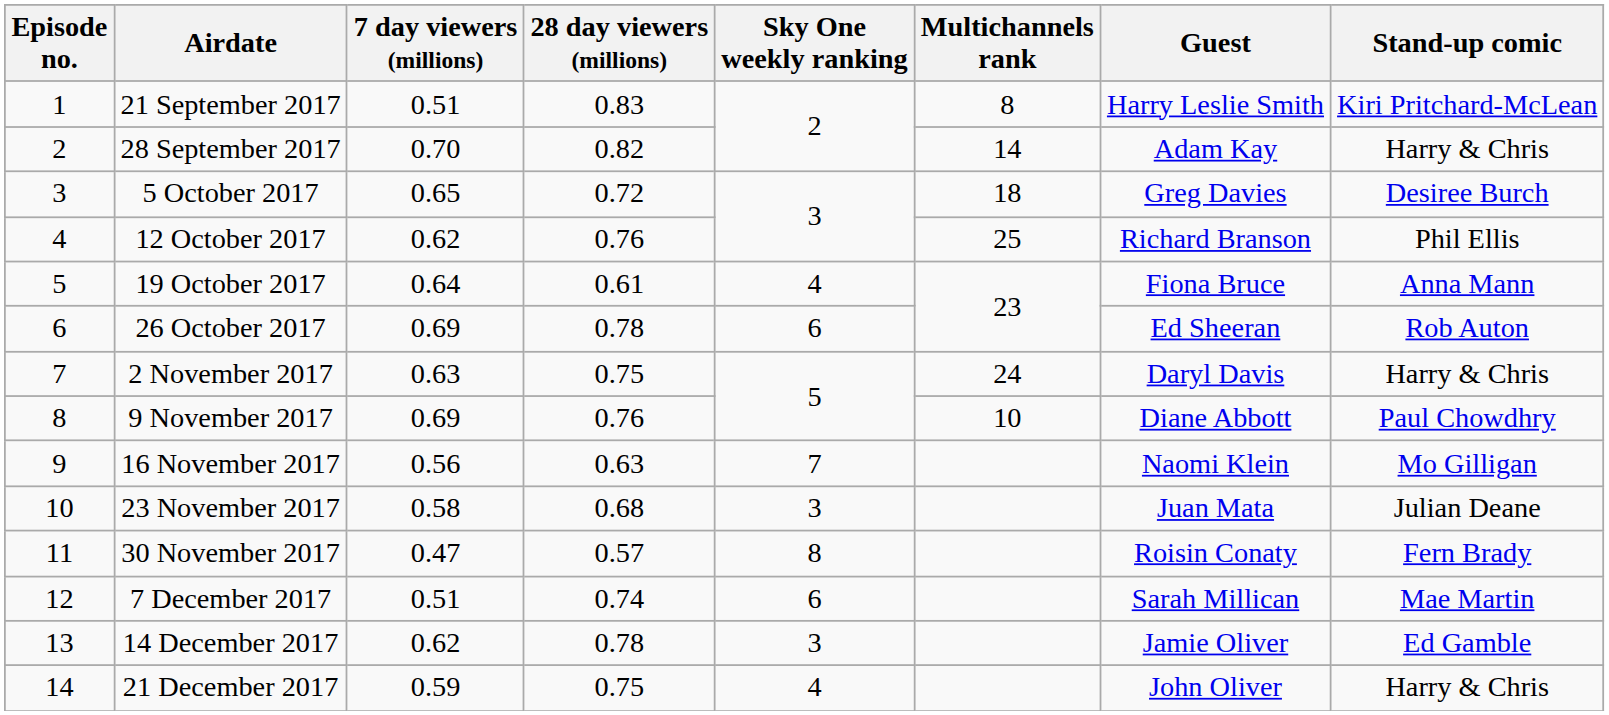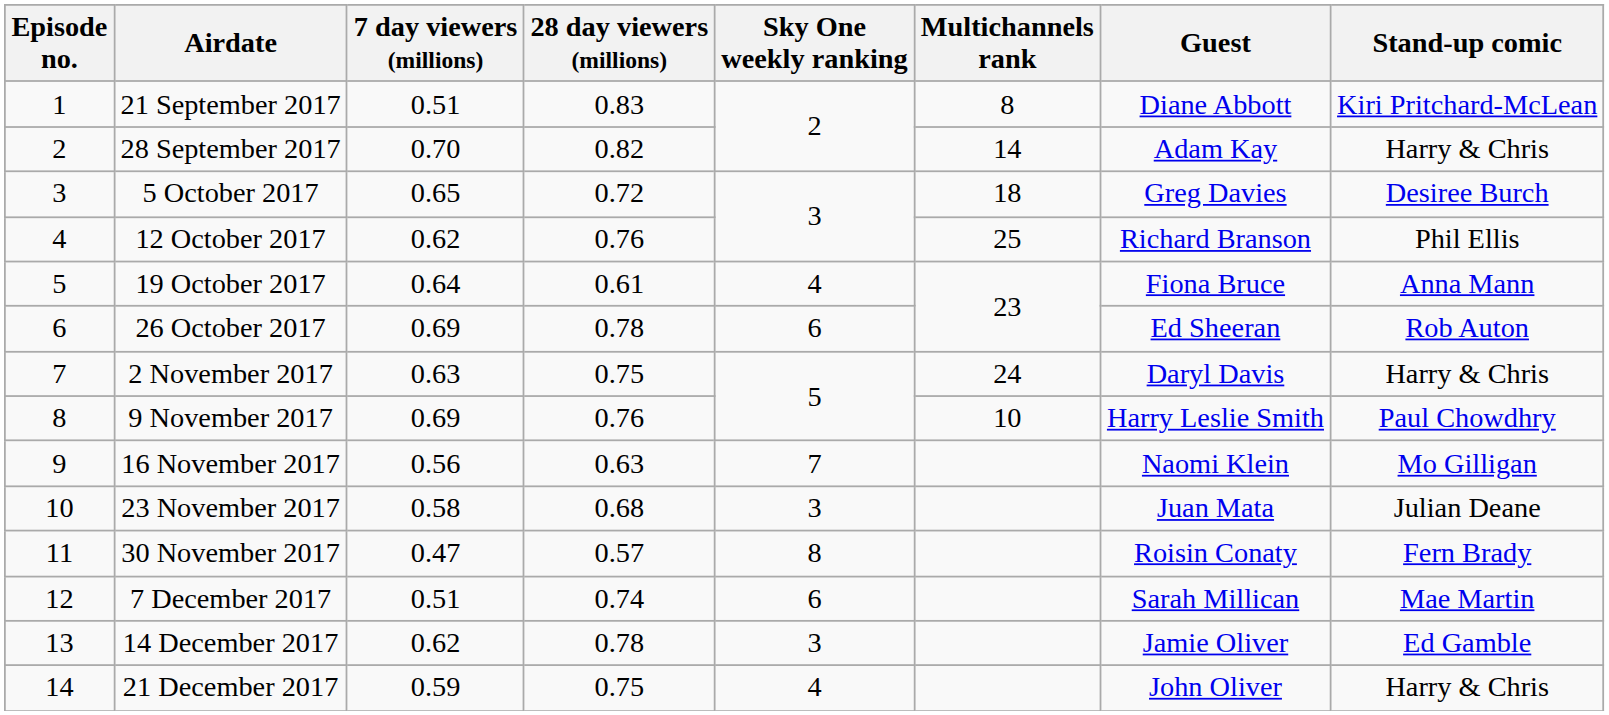(1215, 103) Harry Leslie Smith -> (1215, 103) Diane Abbott
(1215, 418) Diane Abbott -> (1215, 418) Harry Leslie Smith
